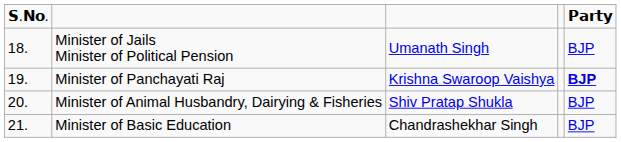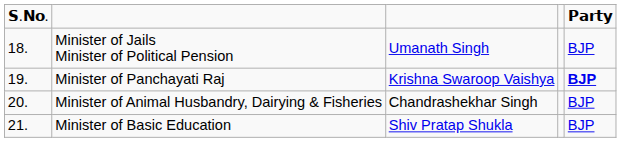(451, 102) Shiv Pratap Shukla -> (463, 102) Chandrashekhar Singh
(463, 125) Chandrashekhar Singh -> (451, 125) Shiv Pratap Shukla
